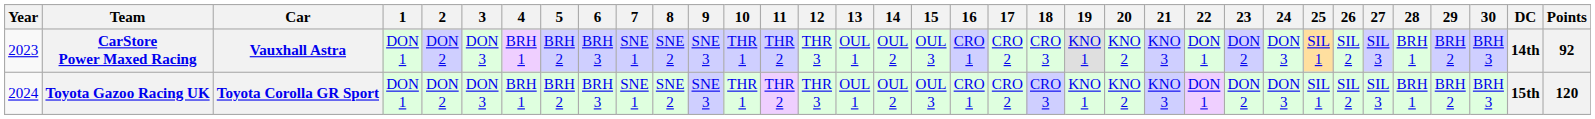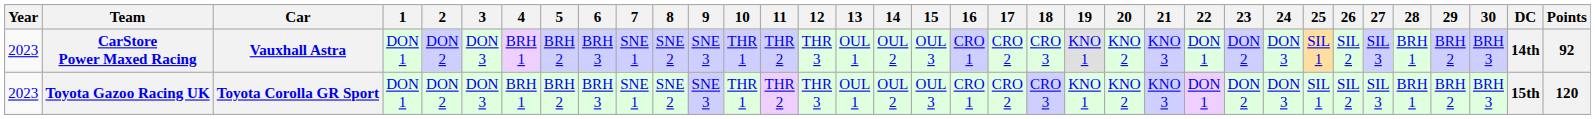(23, 92) 2024 -> (23, 92) 2023
